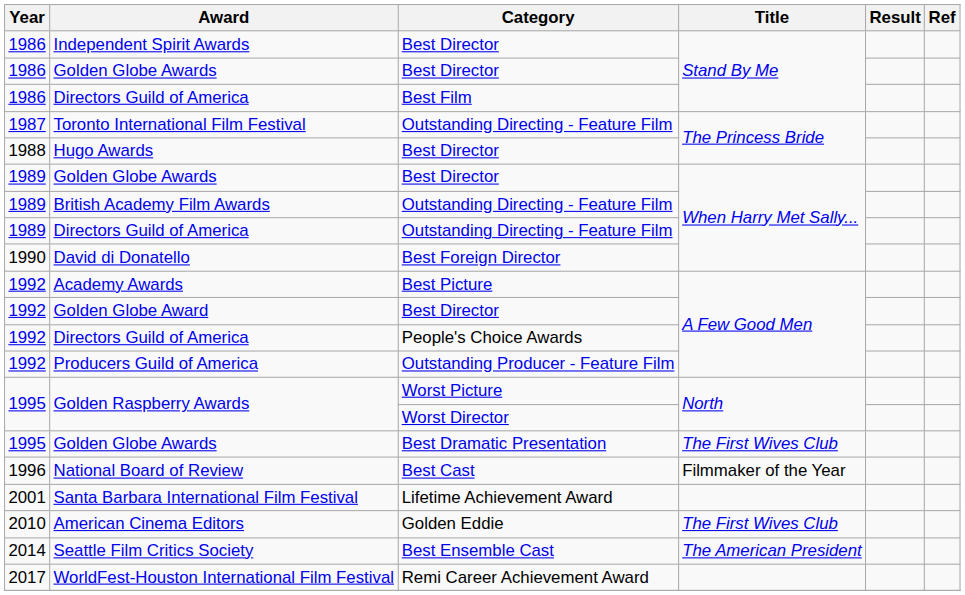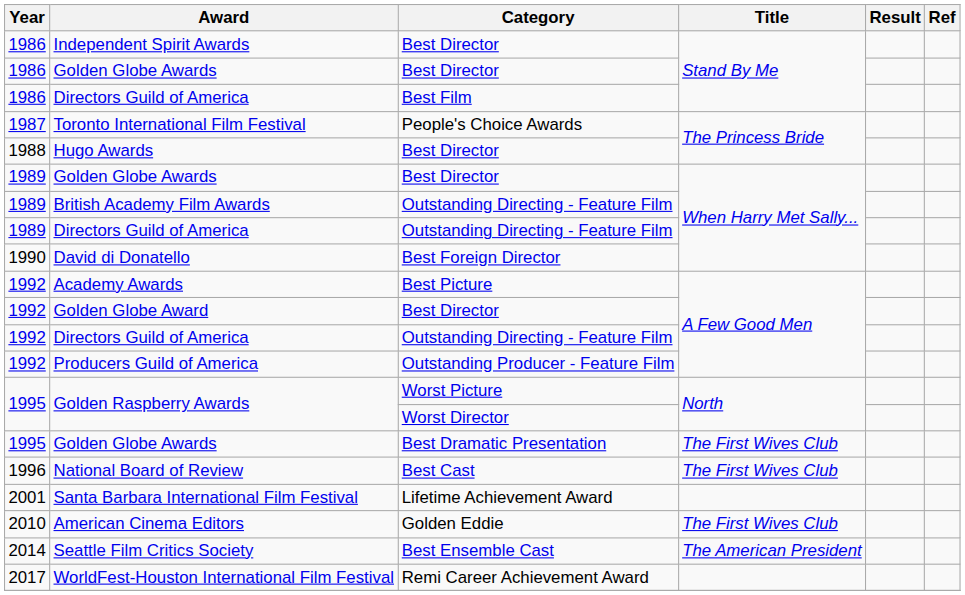(537, 124) Outstanding Directing - Feature Film -> (492, 124) People's Choice Awards
(492, 337) People's Choice Awards -> (537, 337) Outstanding Directing - Feature Film
(764, 470) Filmmaker of the Year -> (760, 470) The First Wives Club
